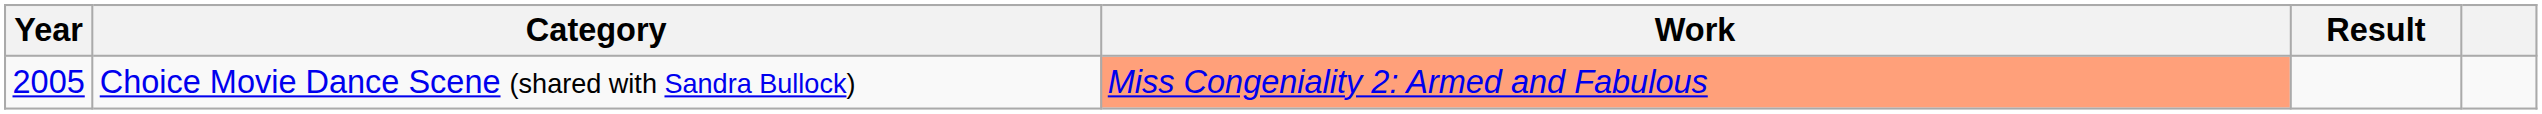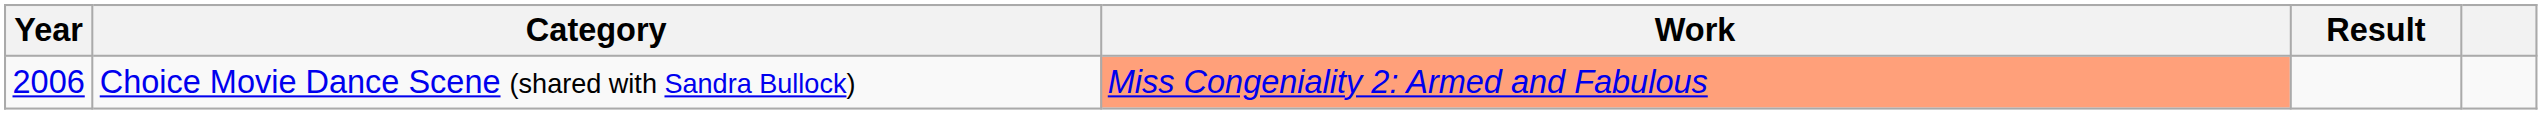(49, 81) 2005 -> (49, 81) 2006
